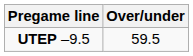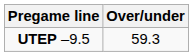(146, 39) 59.5 -> (146, 39) 59.3
